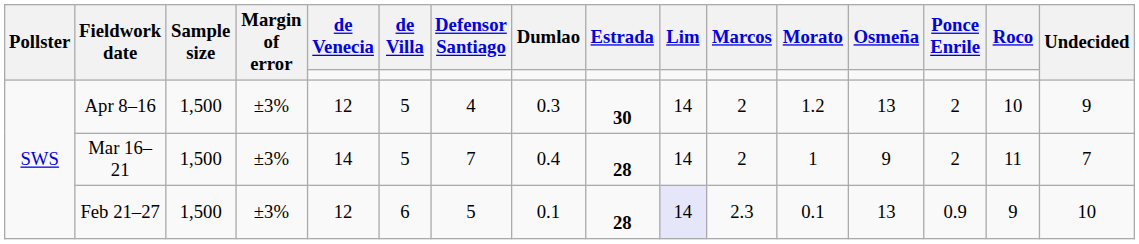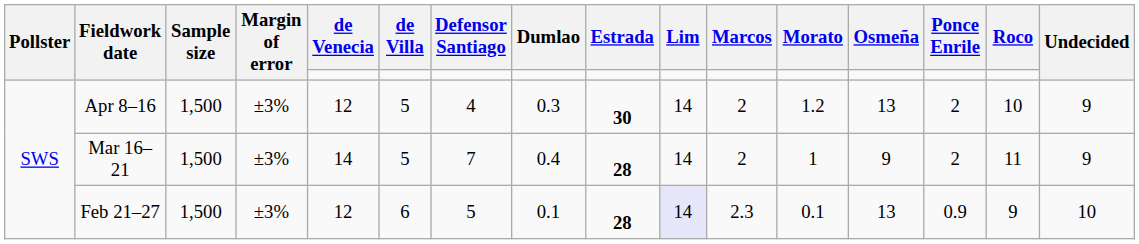(1087, 159) 7 -> (1087, 159) 9
